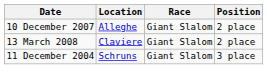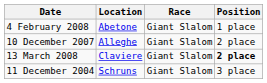+ row: (48, 27)
(236, 41) normal -> (236, 56) bold
